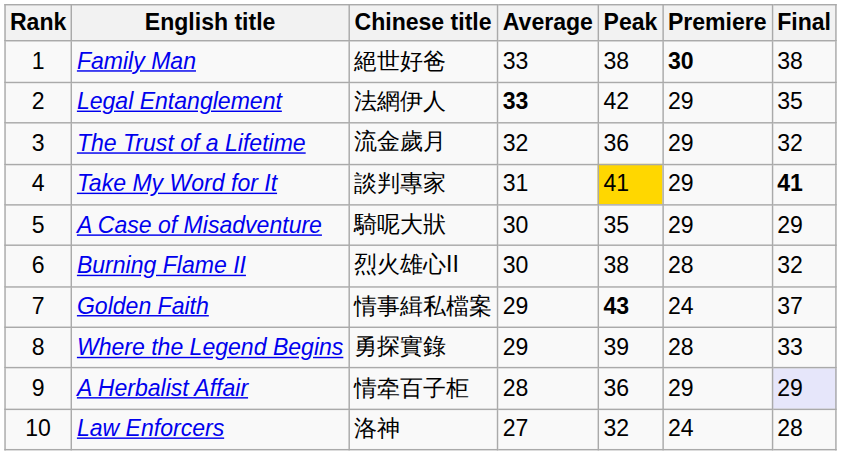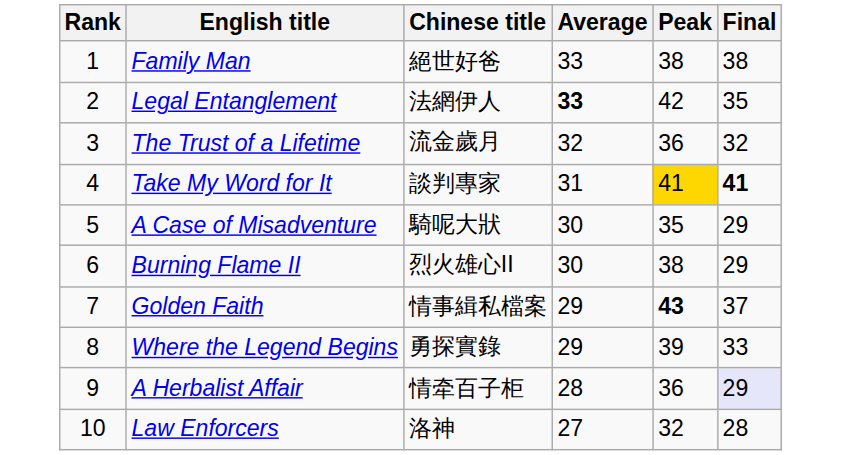- column: (717, 22)
(790, 265) 32 -> (735, 265) 29
